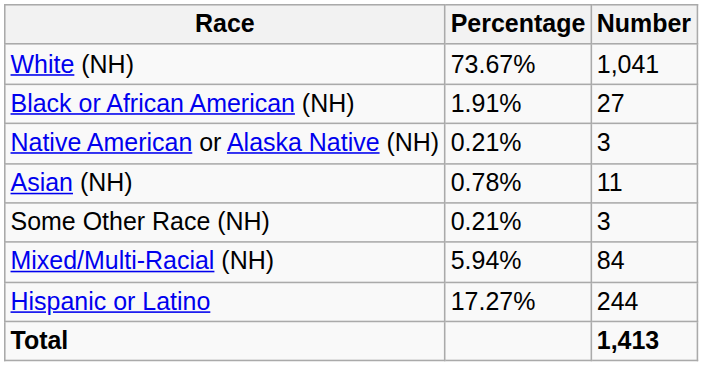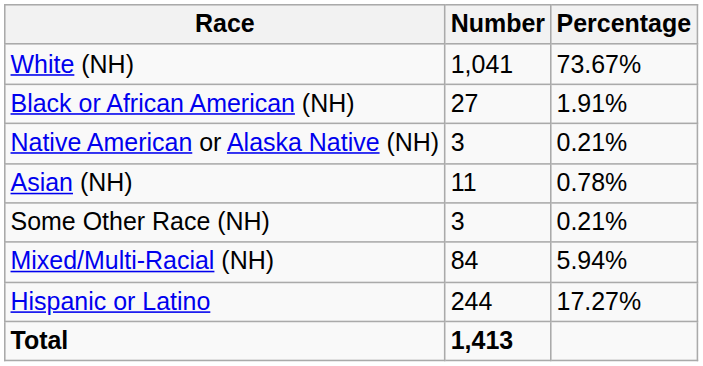columns swapped: (644, 24) <-> (518, 24)
